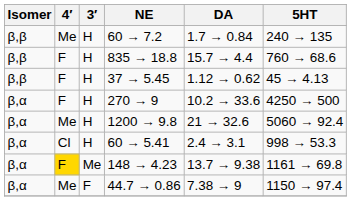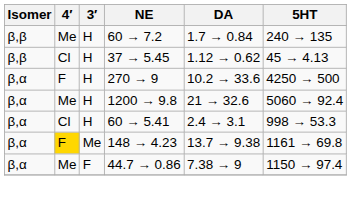- row: (142, 57)
(62, 79) F -> (64, 57) Cl
